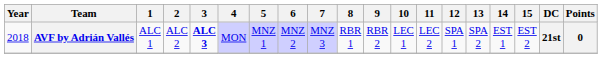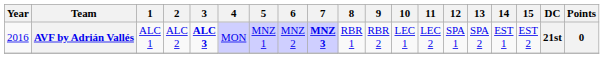(18, 37) 2018 -> (18, 37) 2016
(322, 37) normal -> (323, 37) bold
